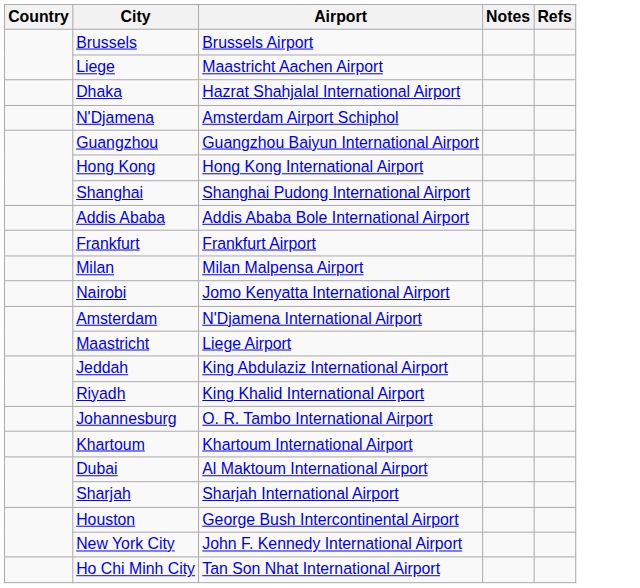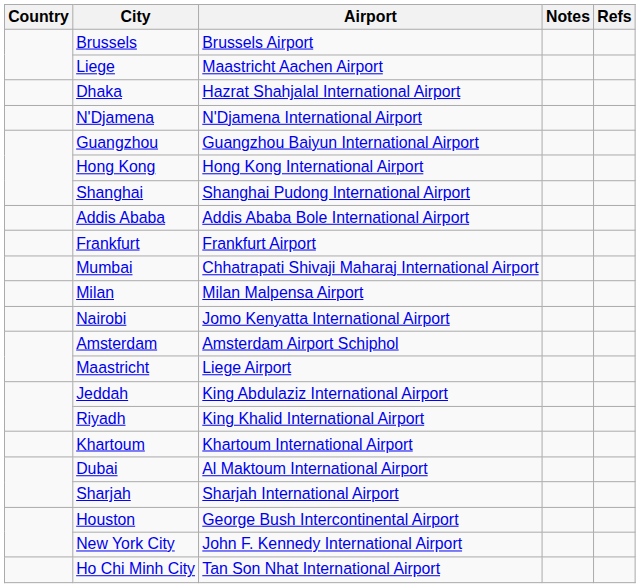(300, 117) Amsterdam Airport Schiphol -> (312, 117) N'Djamena International Airport
+ row: (104, 268)
(312, 318) N'Djamena International Airport -> (300, 343) Amsterdam Airport Schiphol
- row: (126, 419)
